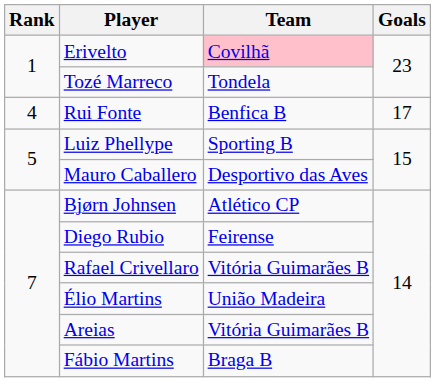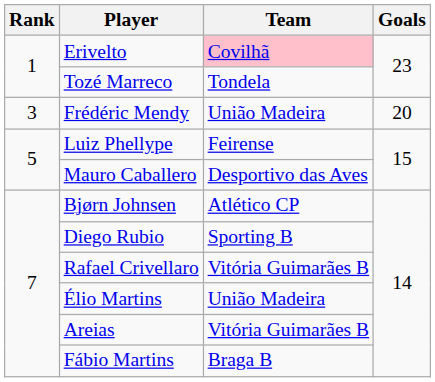+ row: (126, 112)
- row: (102, 112)
(250, 143) Sporting B -> (241, 143) Feirense
(241, 236) Feirense -> (250, 236) Sporting B
